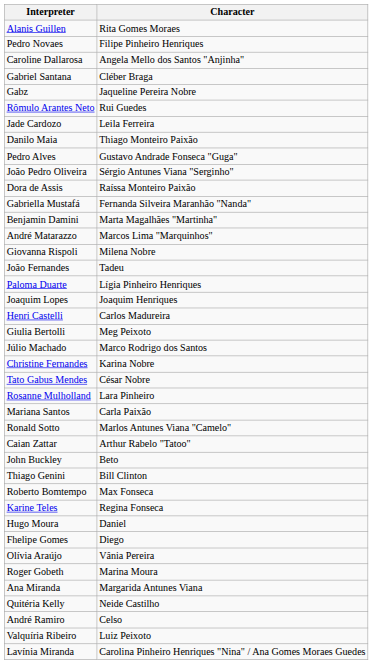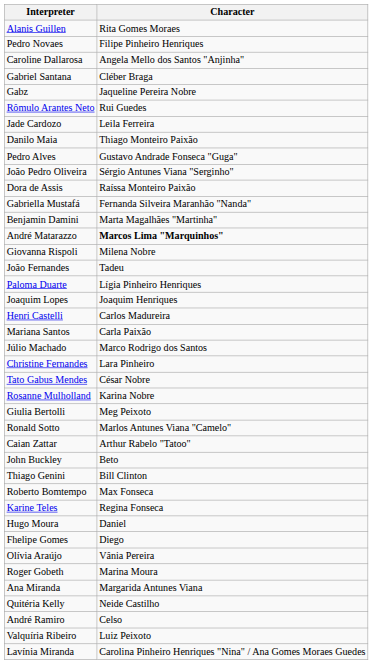(156, 236) normal -> (161, 236) bold
rows swapped: (38, 412) <-> (36, 332)
(127, 364) Karina Nobre -> (127, 364) Lara Pinheiro
(127, 396) Lara Pinheiro -> (127, 396) Karina Nobre
